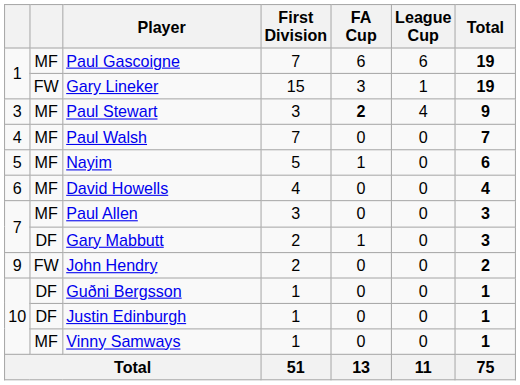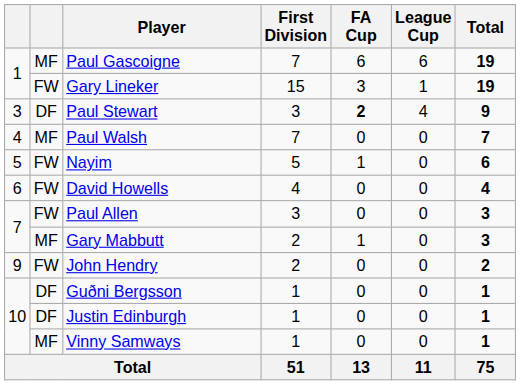(46, 112) MF -> (46, 112) DF
(46, 163) MF -> (46, 163) FW
(46, 189) MF -> (46, 189) FW
(46, 214) MF -> (46, 214) FW
(46, 240) DF -> (46, 240) MF
